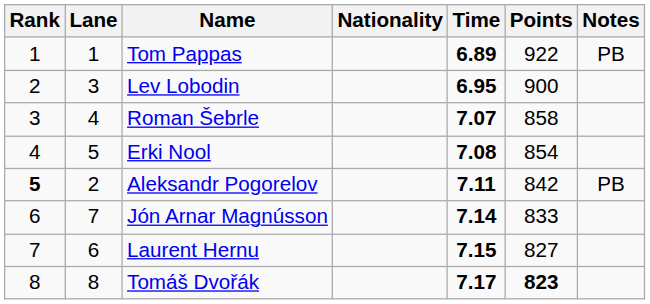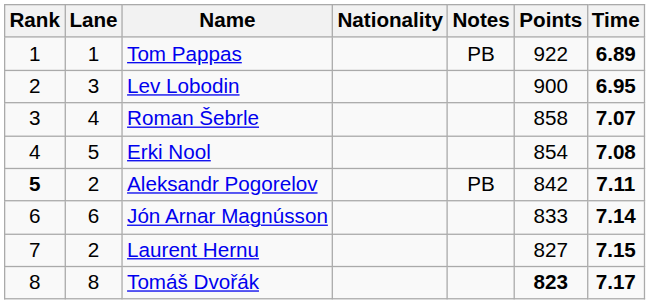columns swapped: (476, 20) <-> (611, 20)
(93, 217) 7 -> (93, 217) 6
(93, 250) 6 -> (93, 250) 2
